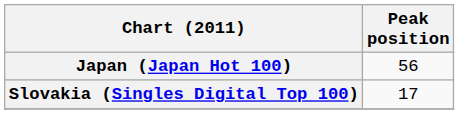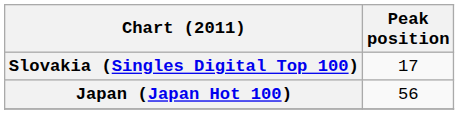rows swapped: (184, 66) <-> (184, 94)
